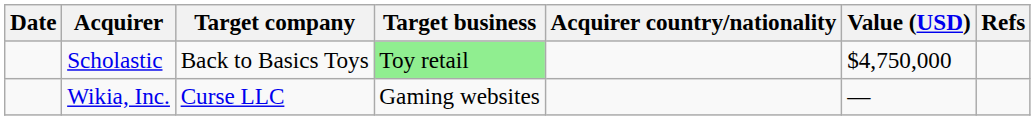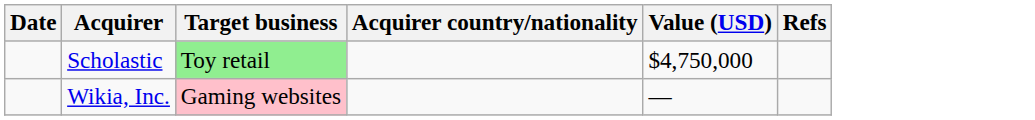- column: (275, 22)
(460, 96) no background -> (261, 96) pink background
